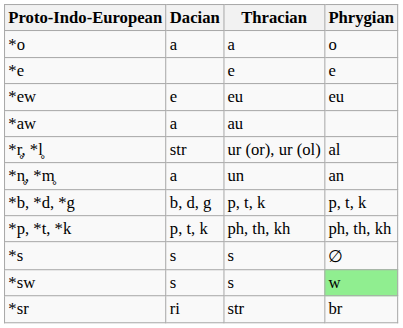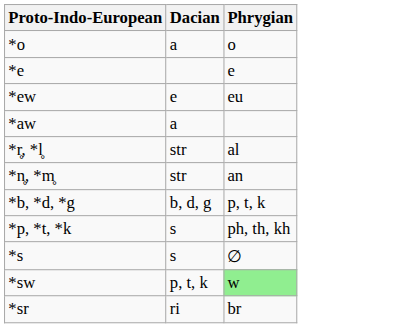- column: (274, 17)
(174, 176) a -> (178, 176) str
(189, 228) p, t, k -> (173, 228) s
(173, 282) s -> (189, 282) p, t, k
